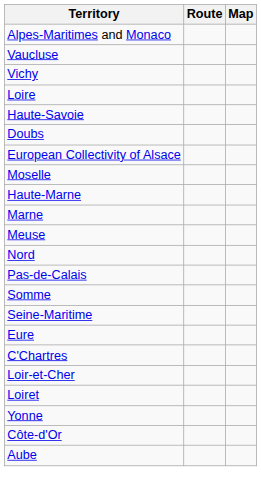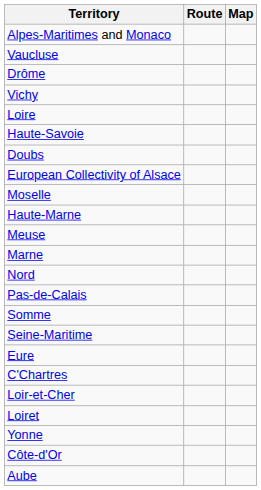+ row: (26, 74)
rows swapped: (26, 235) <-> (25, 214)
